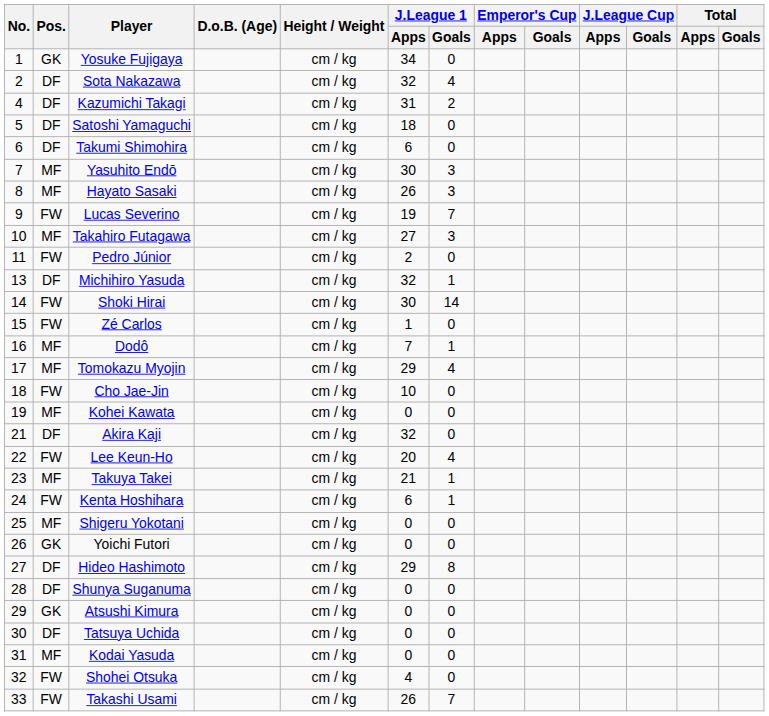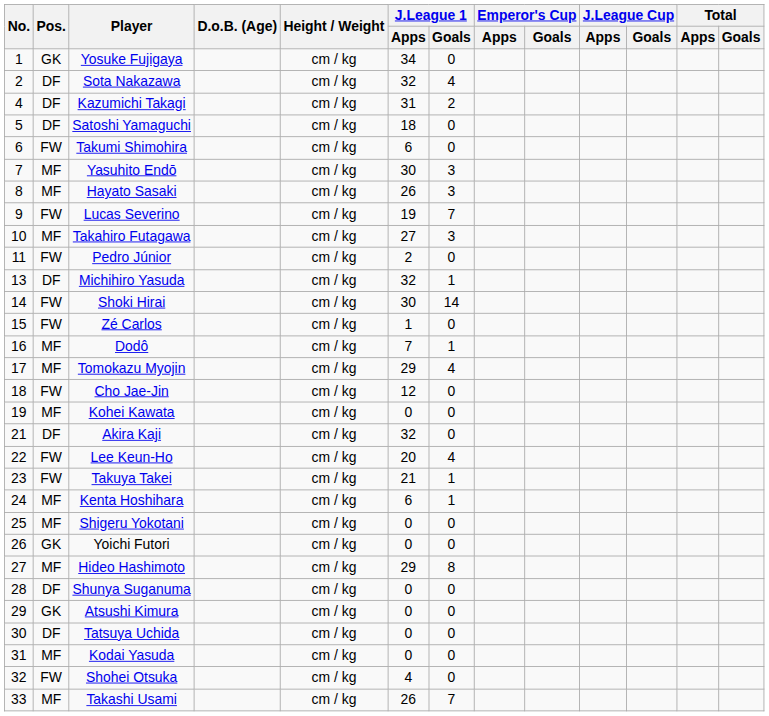(51, 147) DF -> (51, 147) FW
(408, 390) 10 -> (408, 390) 12
(51, 479) MF -> (51, 479) FW
(51, 501) FW -> (51, 501) MF
(51, 567) DF -> (51, 567) MF
(51, 699) FW -> (51, 699) MF
